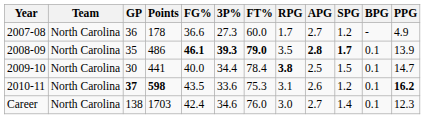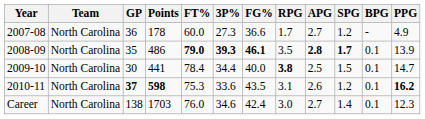columns swapped: (198, 13) <-> (260, 13)
